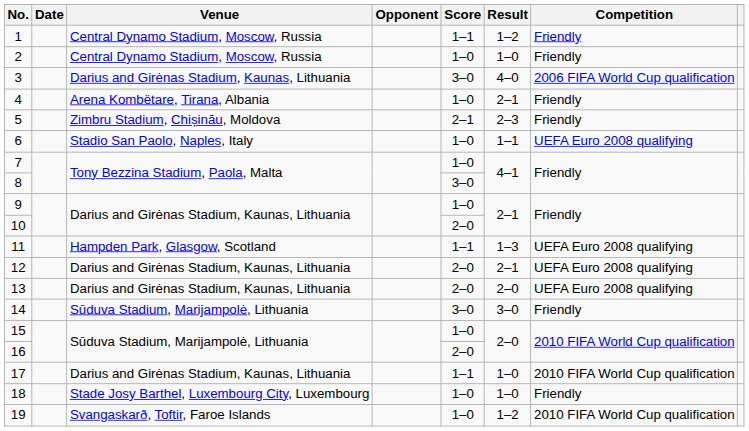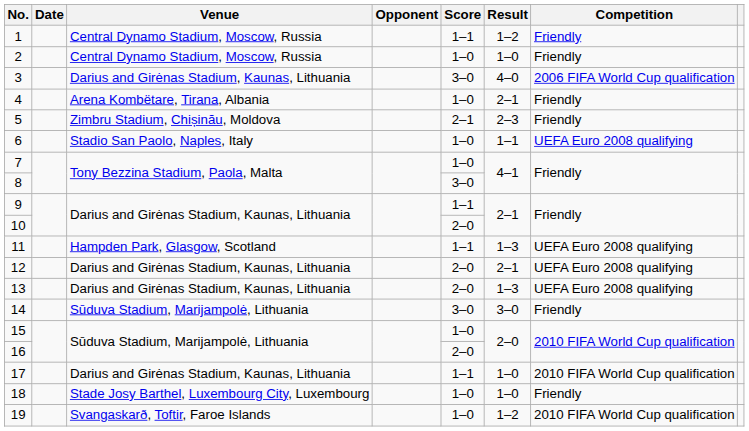(463, 204) 1–0 -> (463, 204) 1–1
(508, 288) 2–0 -> (508, 288) 1–3
